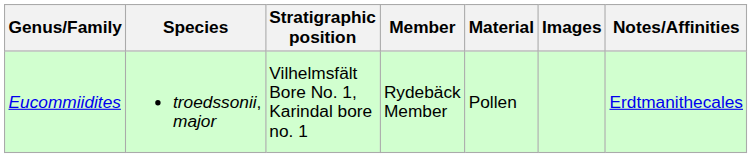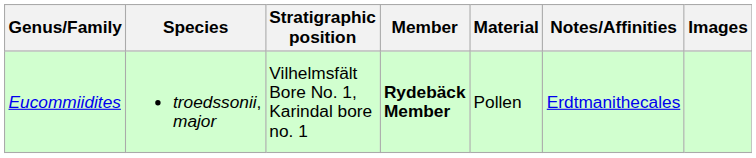columns swapped: (676, 27) <-> (572, 27)
(422, 101) normal -> (425, 101) bold
